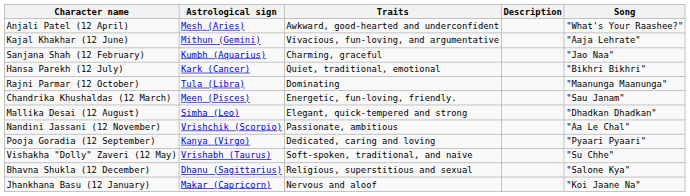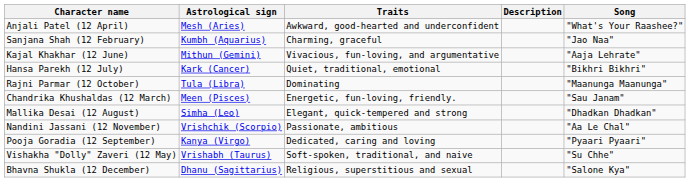rows swapped: (76, 55) <-> (68, 40)
- row: (78, 184)
